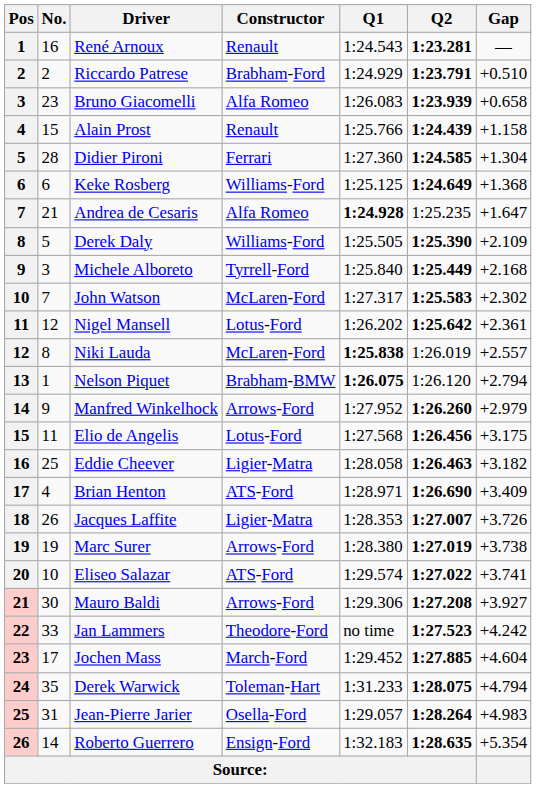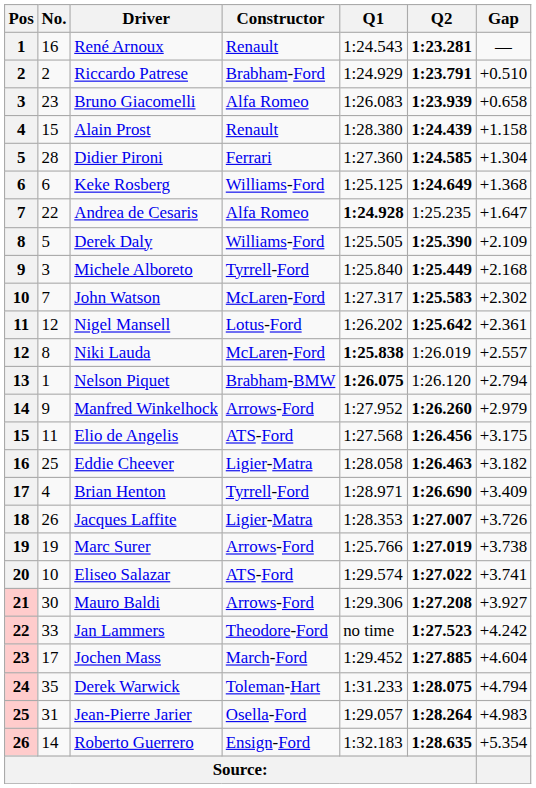(373, 129) 1:25.766 -> (373, 129) 1:28.380
(50, 213) 21 -> (50, 213) 22
(264, 435) Lotus-Ford -> (260, 435) ATS-Ford
(260, 491) ATS-Ford -> (267, 491) Tyrrell-Ford
(373, 547) 1:28.380 -> (373, 547) 1:25.766
